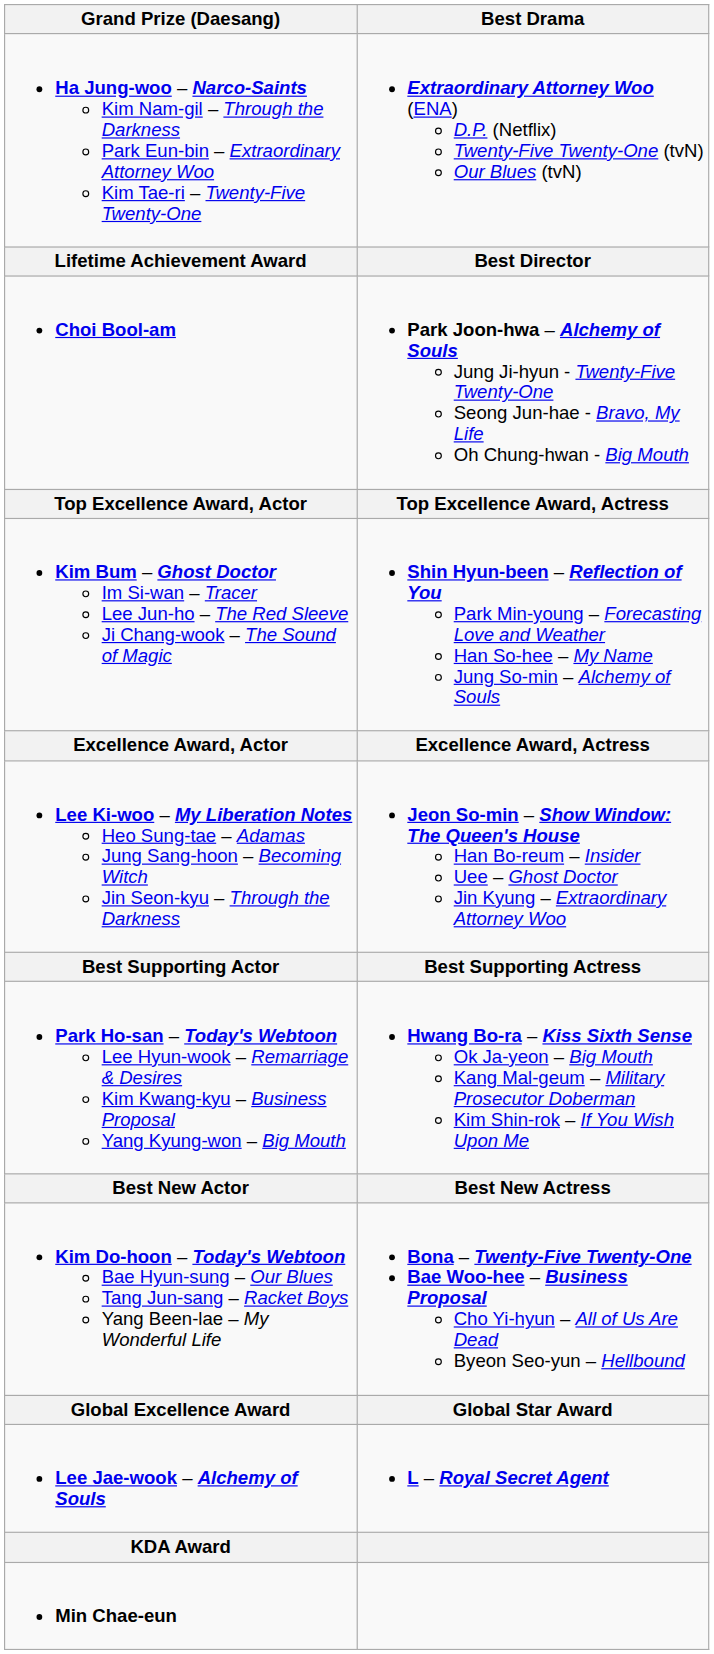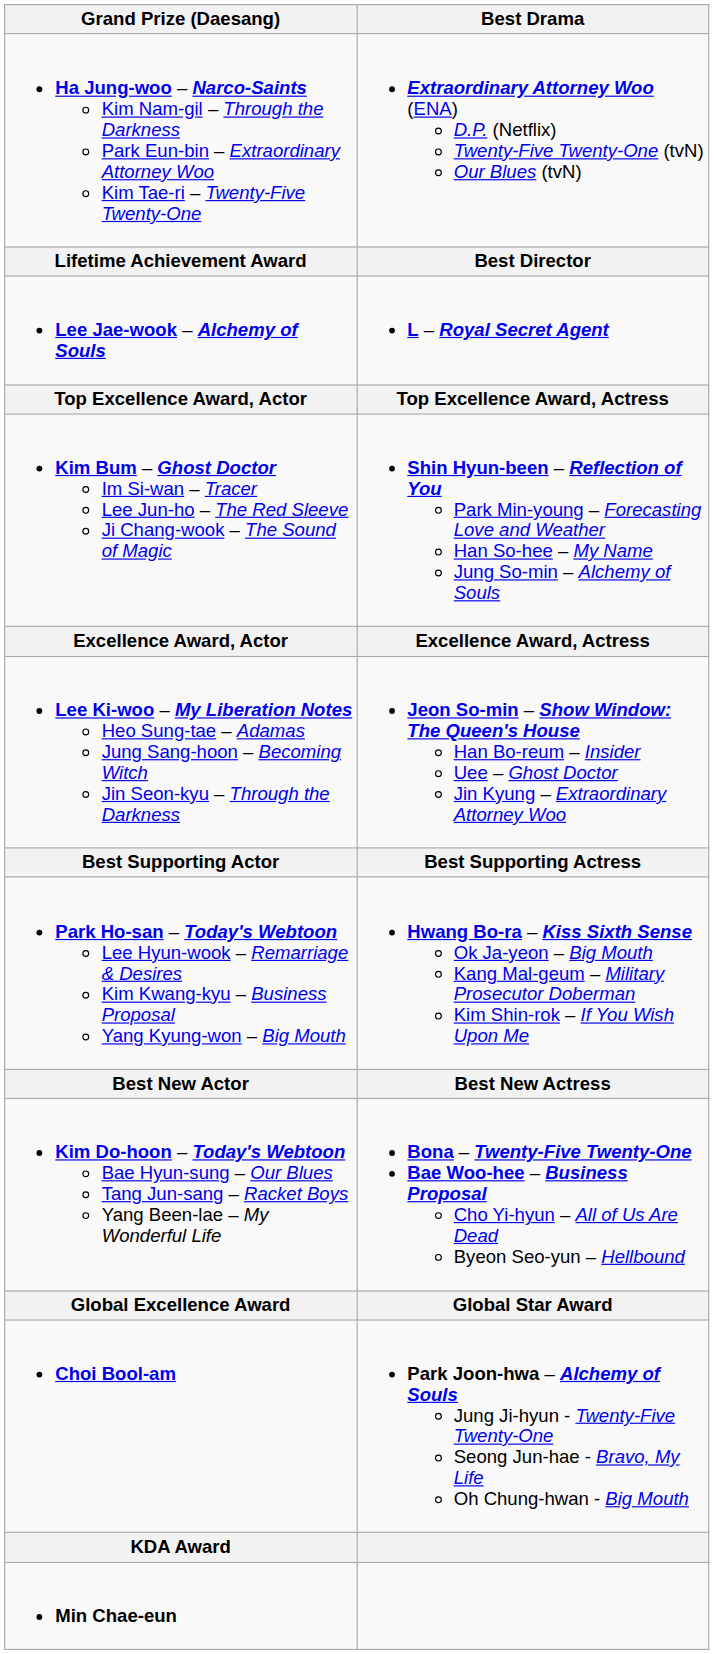rows swapped: (181, 330) <-> (181, 1489)
